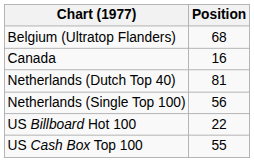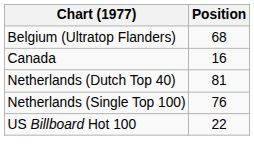(219, 102) 56 -> (219, 102) 76
- row: (75, 146)
